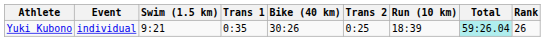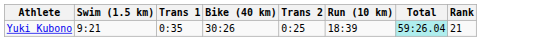- column: (107, 12)
(520, 29) 26 -> (456, 29) 21
